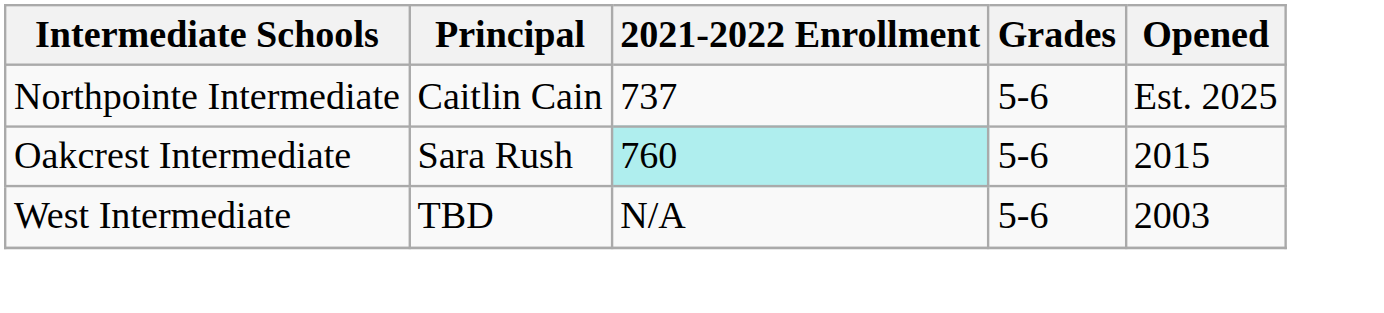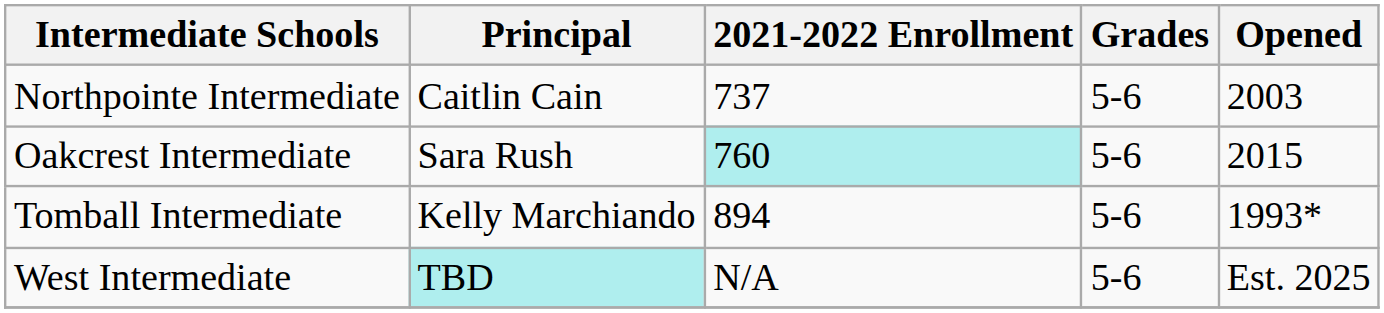(1206, 95) Est. 2025 -> (1265, 95) 2003
+ row: (178, 215)
(456, 215) no background -> (456, 276) paleturquoise background
(1172, 215) 2003 -> (1299, 276) Est. 2025
